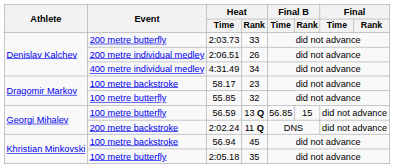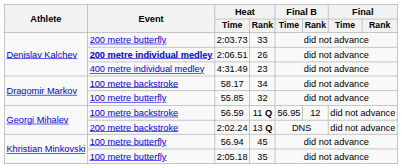(147, 55) normal -> (151, 55) bold
(254, 69) 34 -> (262, 69) 23
(254, 84) 23 -> (262, 84) 34
(128, 113) 100 metre butterfly -> (134, 113) 100 metre backstroke
(254, 113) 13 Q -> (262, 113) 11 Q
(281, 113) 56.85 -> (289, 113) 56.95
(307, 113) 15 -> (315, 113) 12
(254, 128) 11 Q -> (262, 128) 13 Q
(134, 142) 100 metre backstroke -> (128, 142) 100 metre butterfly
